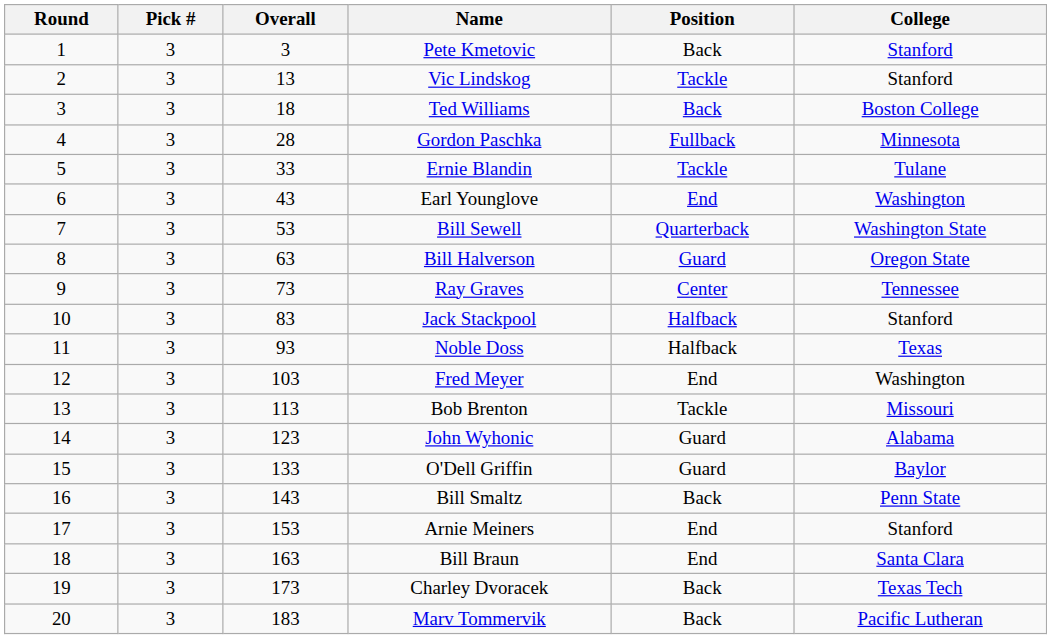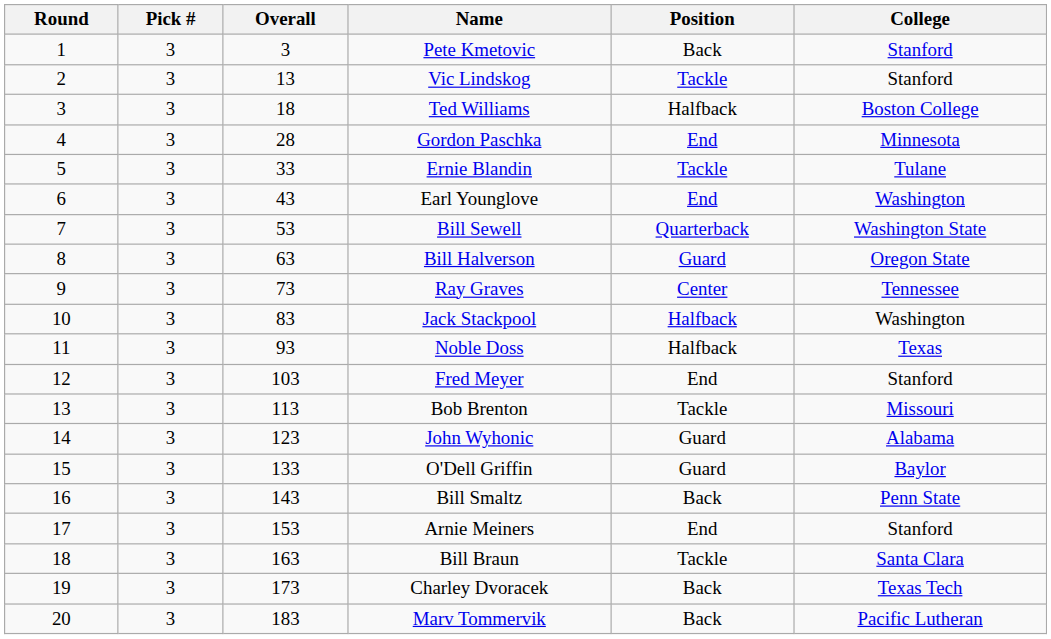(702, 109) Back -> (702, 109) Halfback
(702, 139) Fullback -> (702, 139) End
(920, 318) Stanford -> (920, 318) Washington
(920, 378) Washington -> (920, 378) Stanford
(702, 558) End -> (702, 558) Tackle
